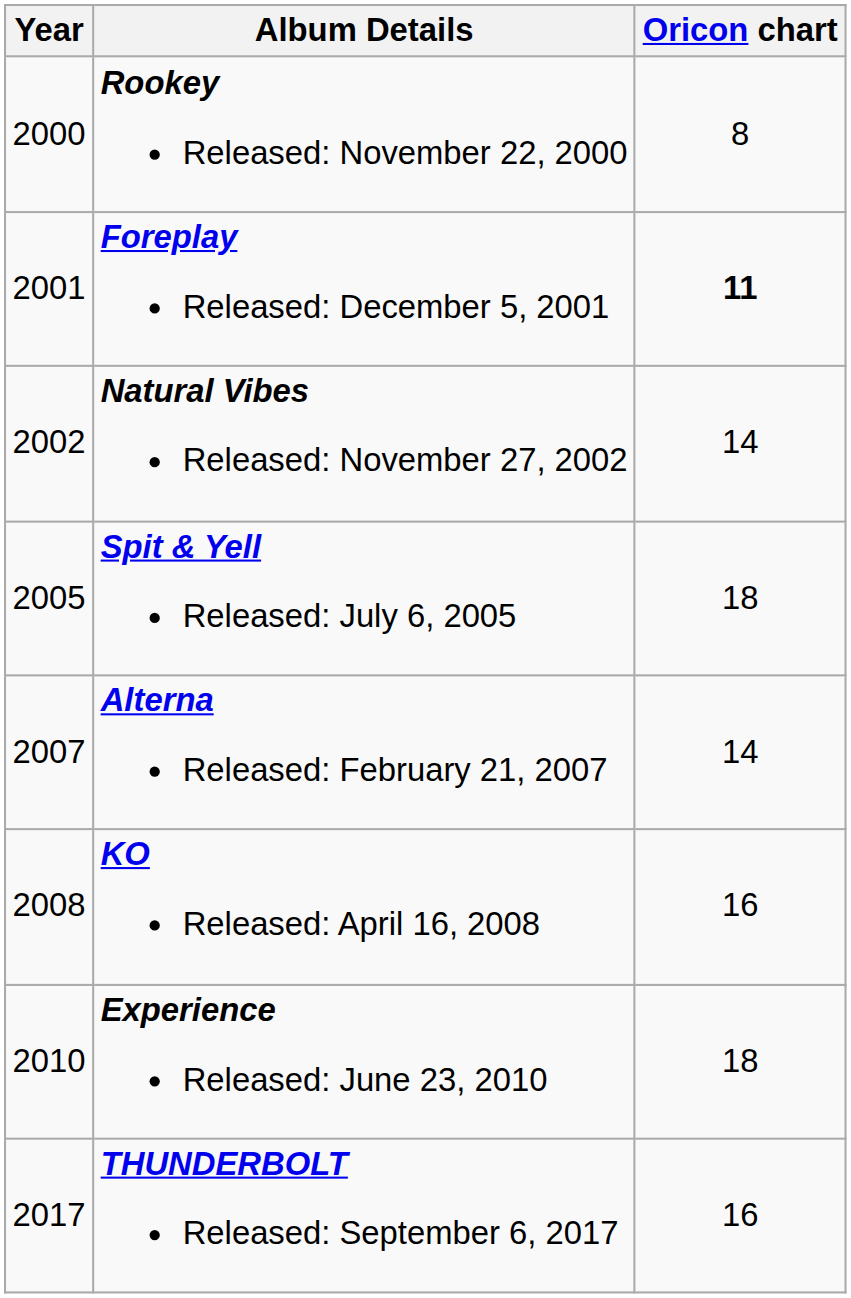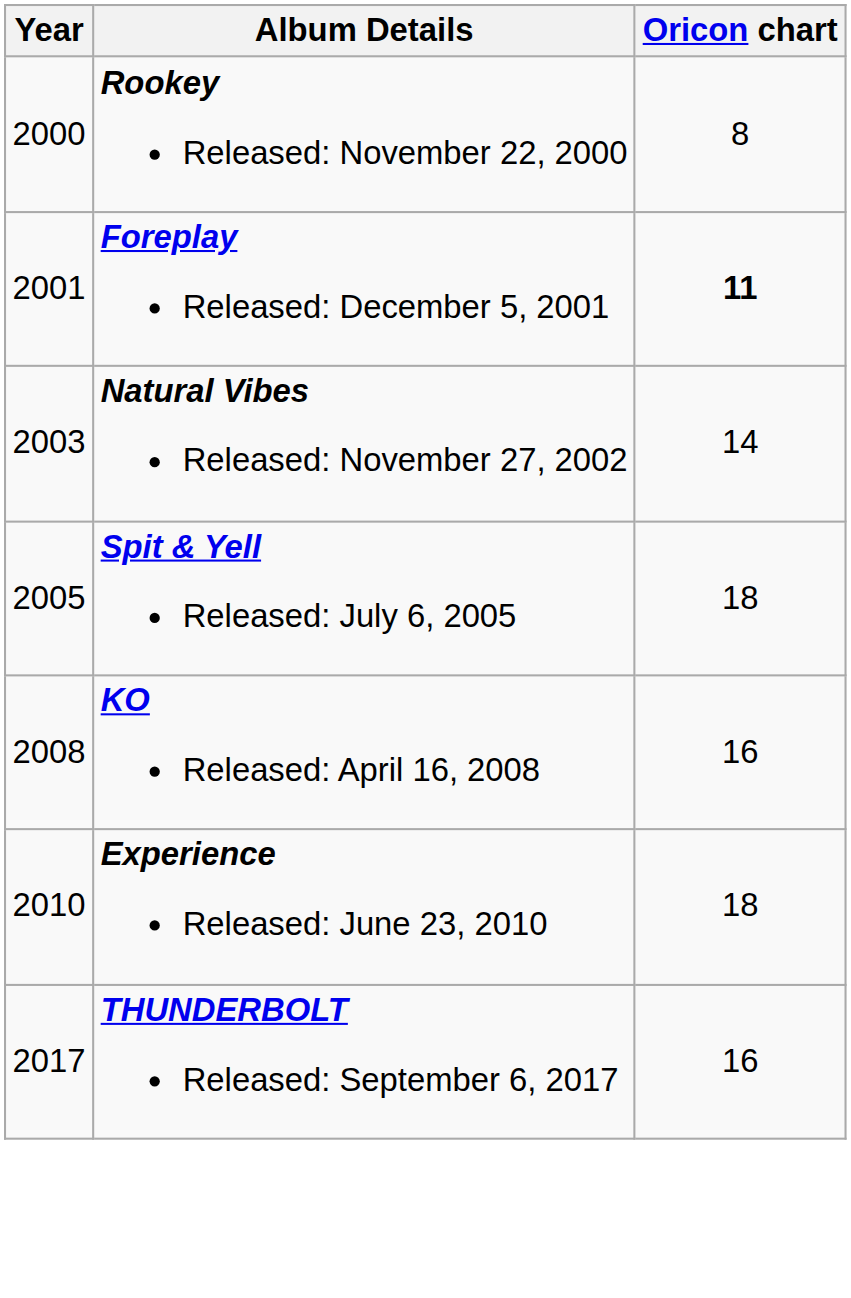(49, 442) 2002 -> (49, 442) 2003
- row: (364, 736)
